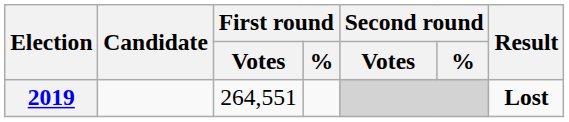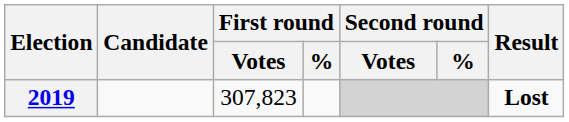(259, 97) 264,551 -> (259, 97) 307,823
